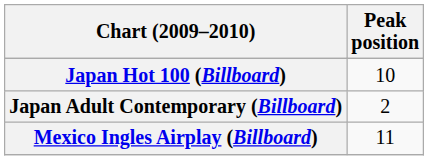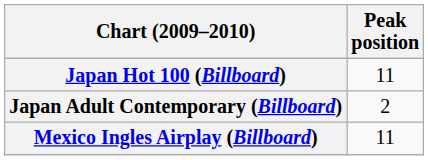(385, 74) 10 -> (385, 74) 11
